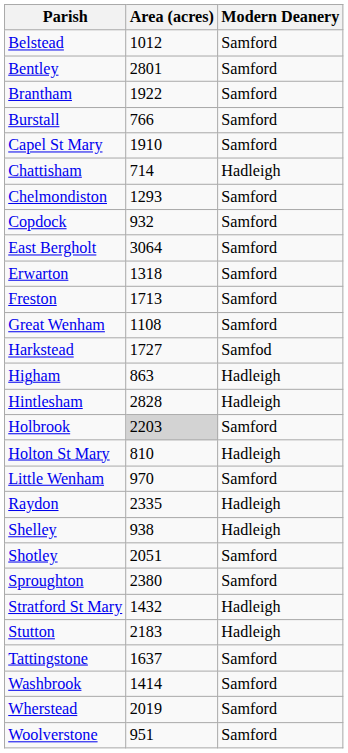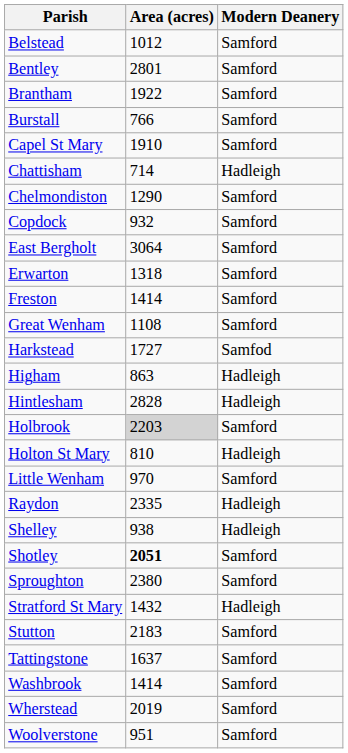(146, 196) 1293 -> (146, 196) 1290
(146, 299) 1713 -> (146, 299) 1414
(146, 555) normal -> (146, 555) bold
(251, 632) Hadleigh -> (249, 632) Samford
